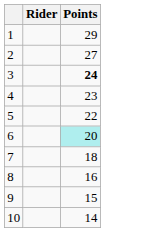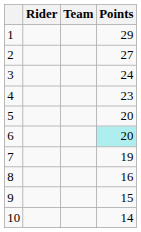+ column: (78, 14)
(91, 75) bold -> (127, 75) normal
(91, 116) 22 -> (127, 116) 20
(91, 156) 18 -> (127, 156) 19
